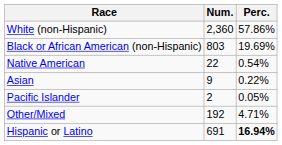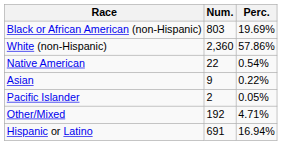rows swapped: (57, 30) <-> (104, 47)
(257, 132) bold -> (257, 132) normal
